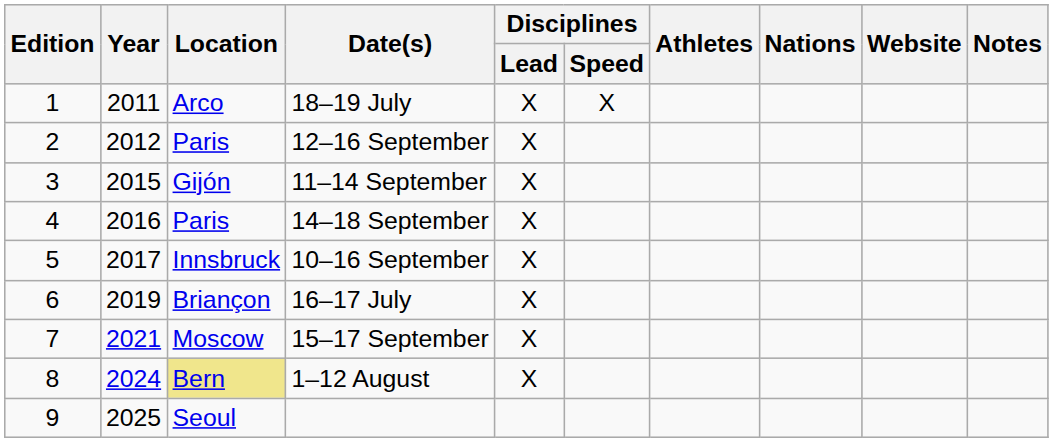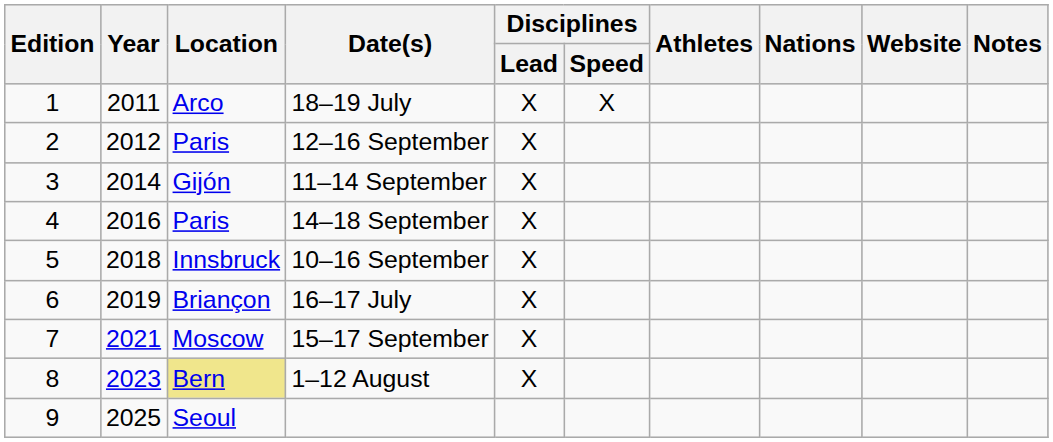(134, 181) 2015 -> (134, 181) 2014
(134, 260) 2017 -> (134, 260) 2018
(134, 378) 2024 -> (134, 378) 2023
